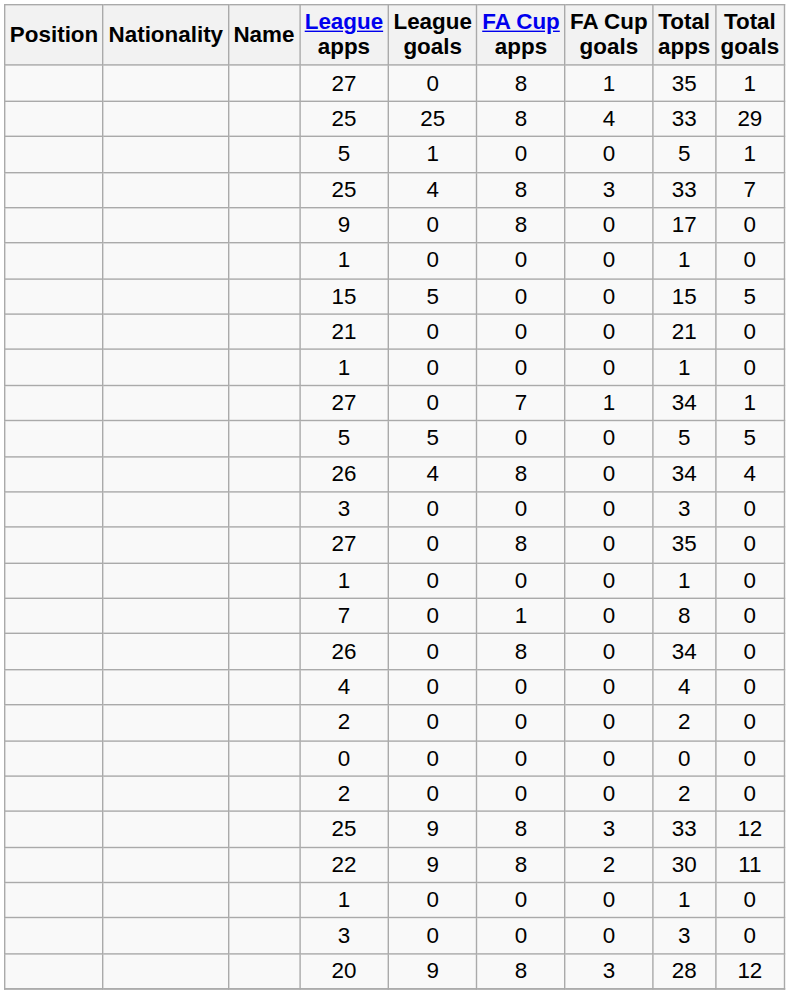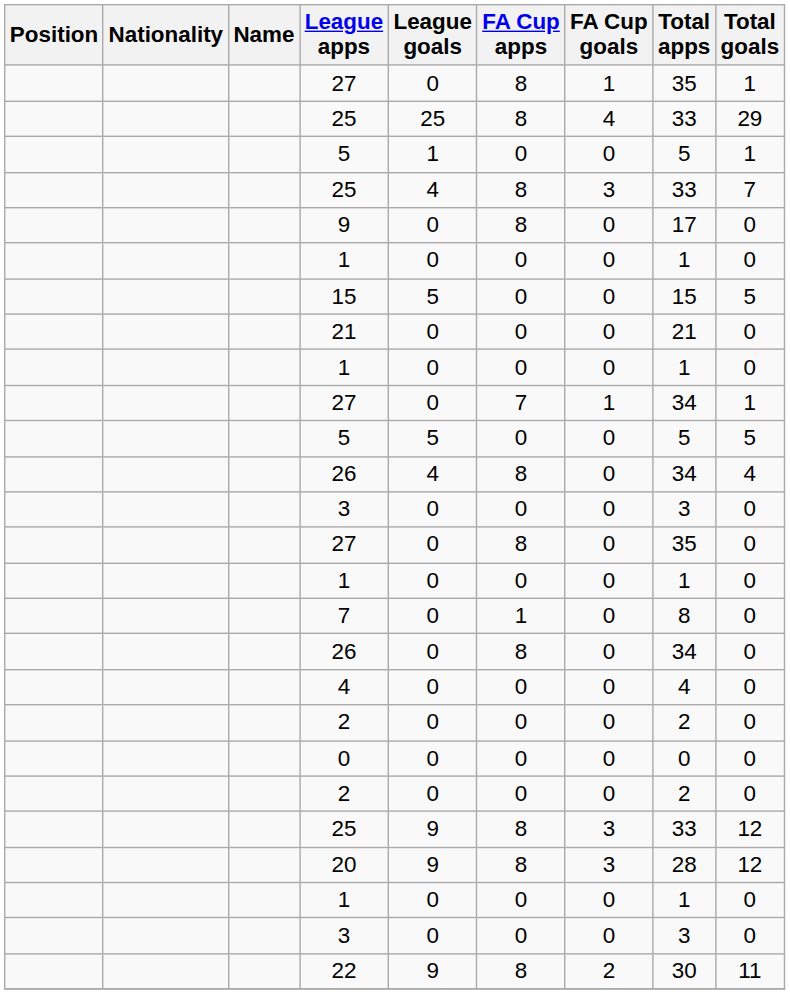rows swapped: (54, 971) <-> (54, 865)
